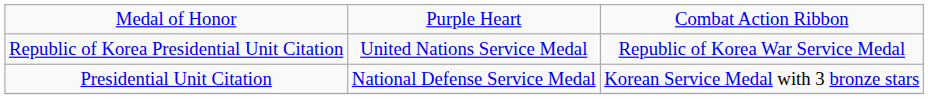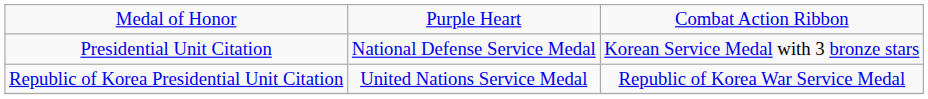rows swapped: (176, 78) <-> (176, 49)
